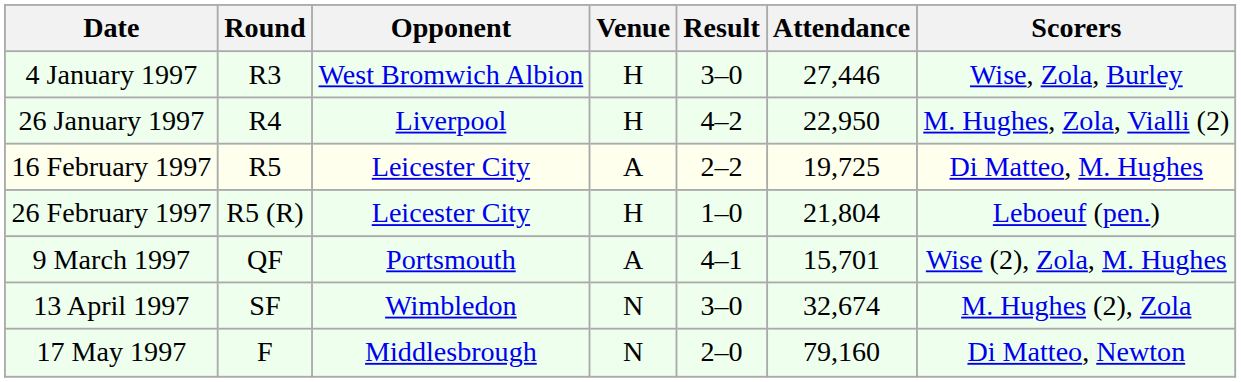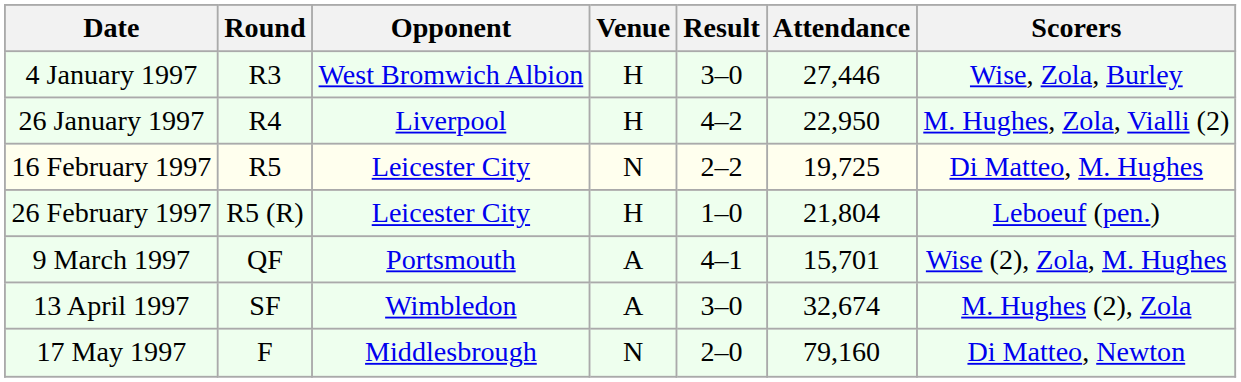(633, 166) A -> (633, 166) N
(633, 306) N -> (633, 306) A
